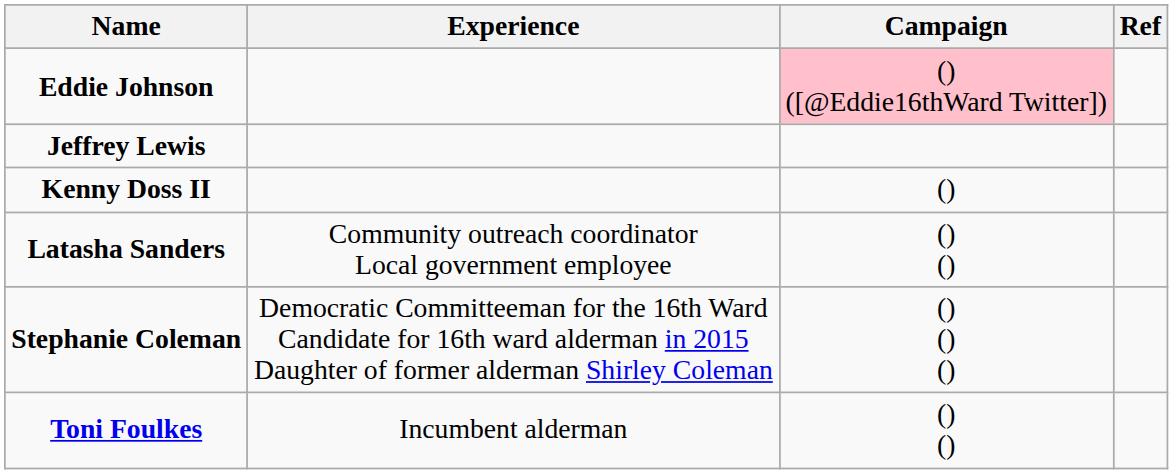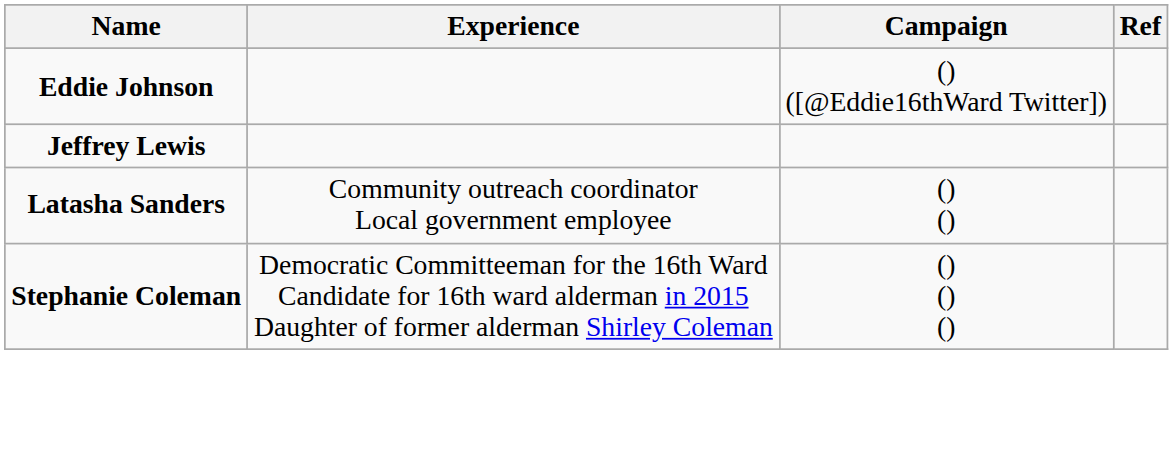(946, 85) pink background -> (946, 85) no background
- row: (126, 189)
- row: (126, 429)
